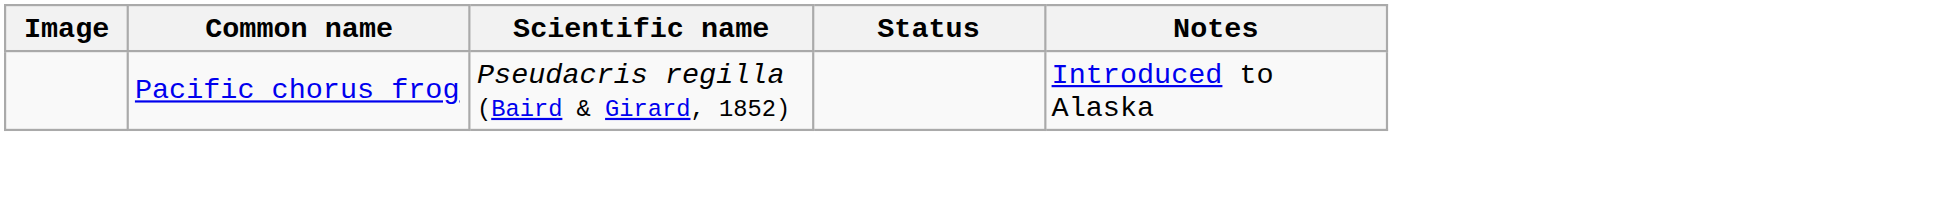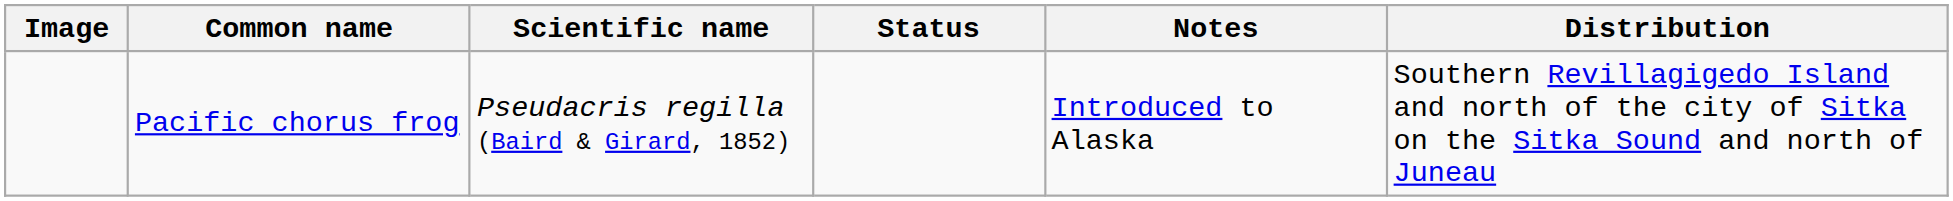+ column: (1667, 28)
